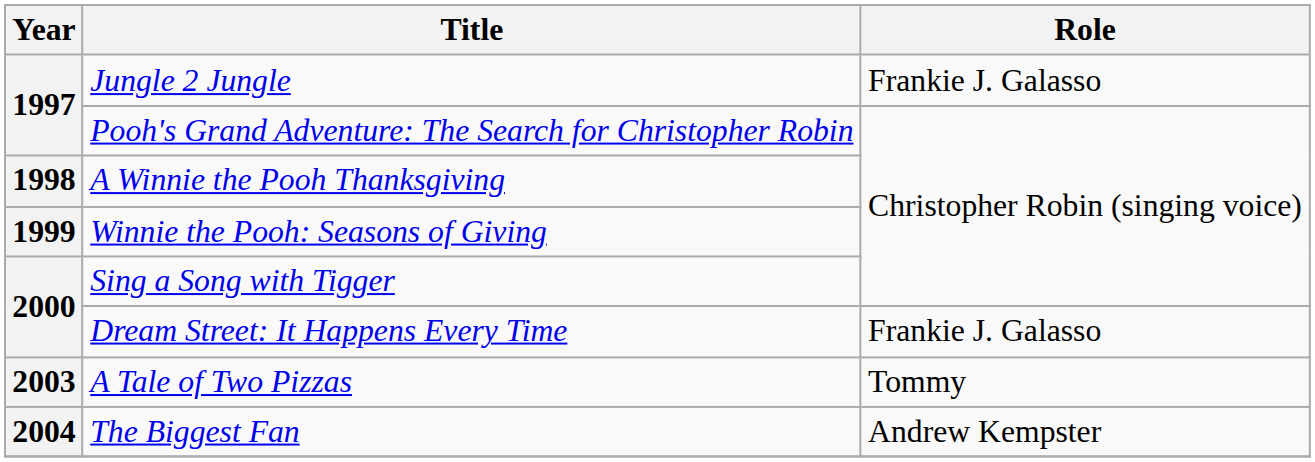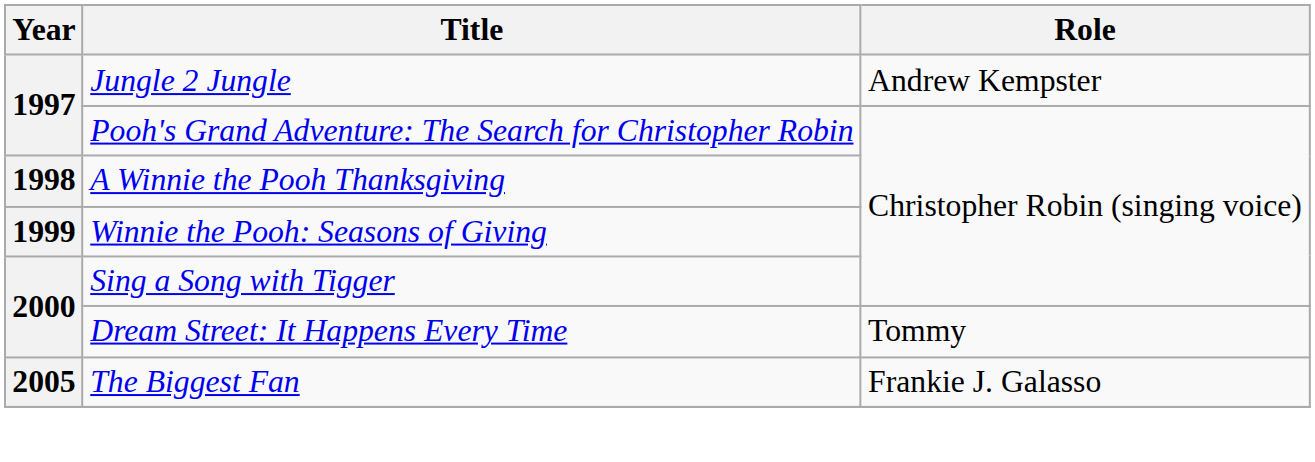(985, 79) Frankie J. Galasso -> (985, 79) Andrew Kempster
(985, 331) Frankie J. Galasso -> (917, 331) Tommy
- row: (221, 381)
(44, 431) 2004 -> (44, 381) 2005
(985, 431) Andrew Kempster -> (985, 381) Frankie J. Galasso
